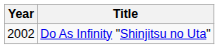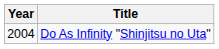(21, 33) 2002 -> (21, 33) 2004
